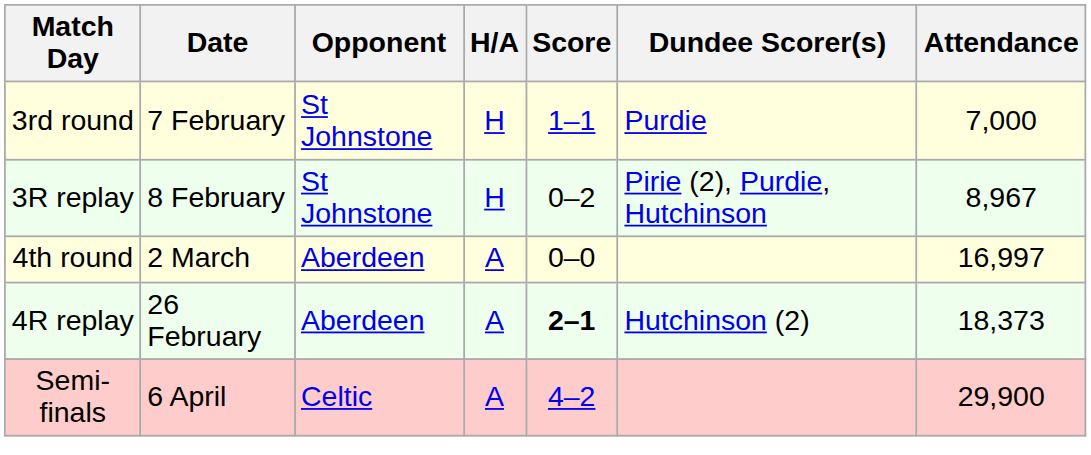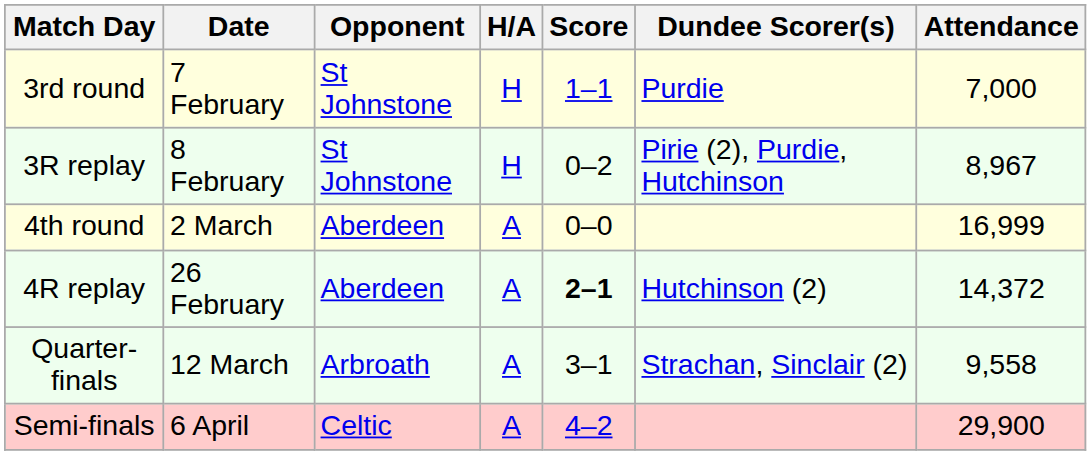(1001, 258) 16,997 -> (1001, 226) 16,999
(1001, 319) 18,373 -> (1001, 287) 14,372
+ row: (84, 365)
